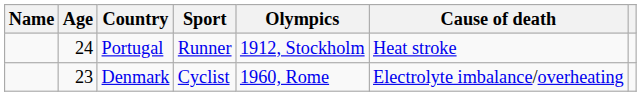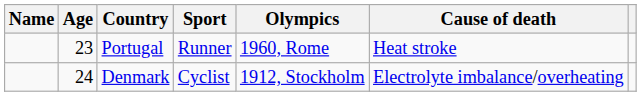(84, 47) 24 -> (84, 47) 23
(302, 47) 1912, Stockholm -> (285, 47) 1960, Rome
(84, 76) 23 -> (84, 76) 24
(285, 76) 1960, Rome -> (302, 76) 1912, Stockholm
